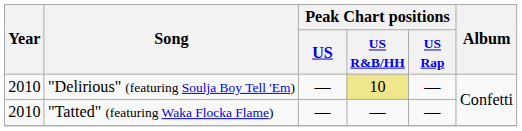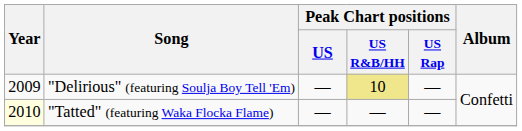(24, 86) 2010 -> (24, 86) 2009
(24, 112) no background -> (24, 112) lightyellow background
